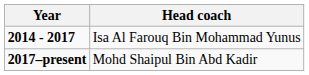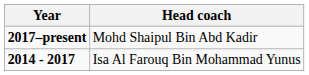rows swapped: (41, 37) <-> (47, 59)
